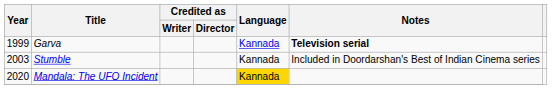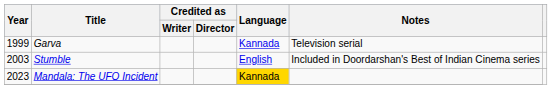(330, 44) bold -> (327, 44) normal
(259, 60) Kannada -> (256, 60) English
(18, 76) 2020 -> (18, 76) 2023
